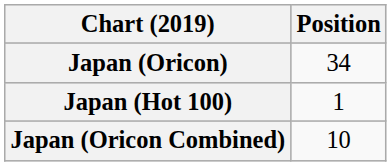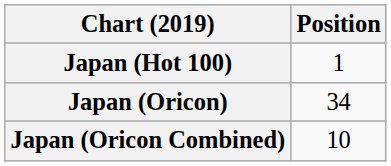rows swapped: (148, 101) <-> (148, 62)
